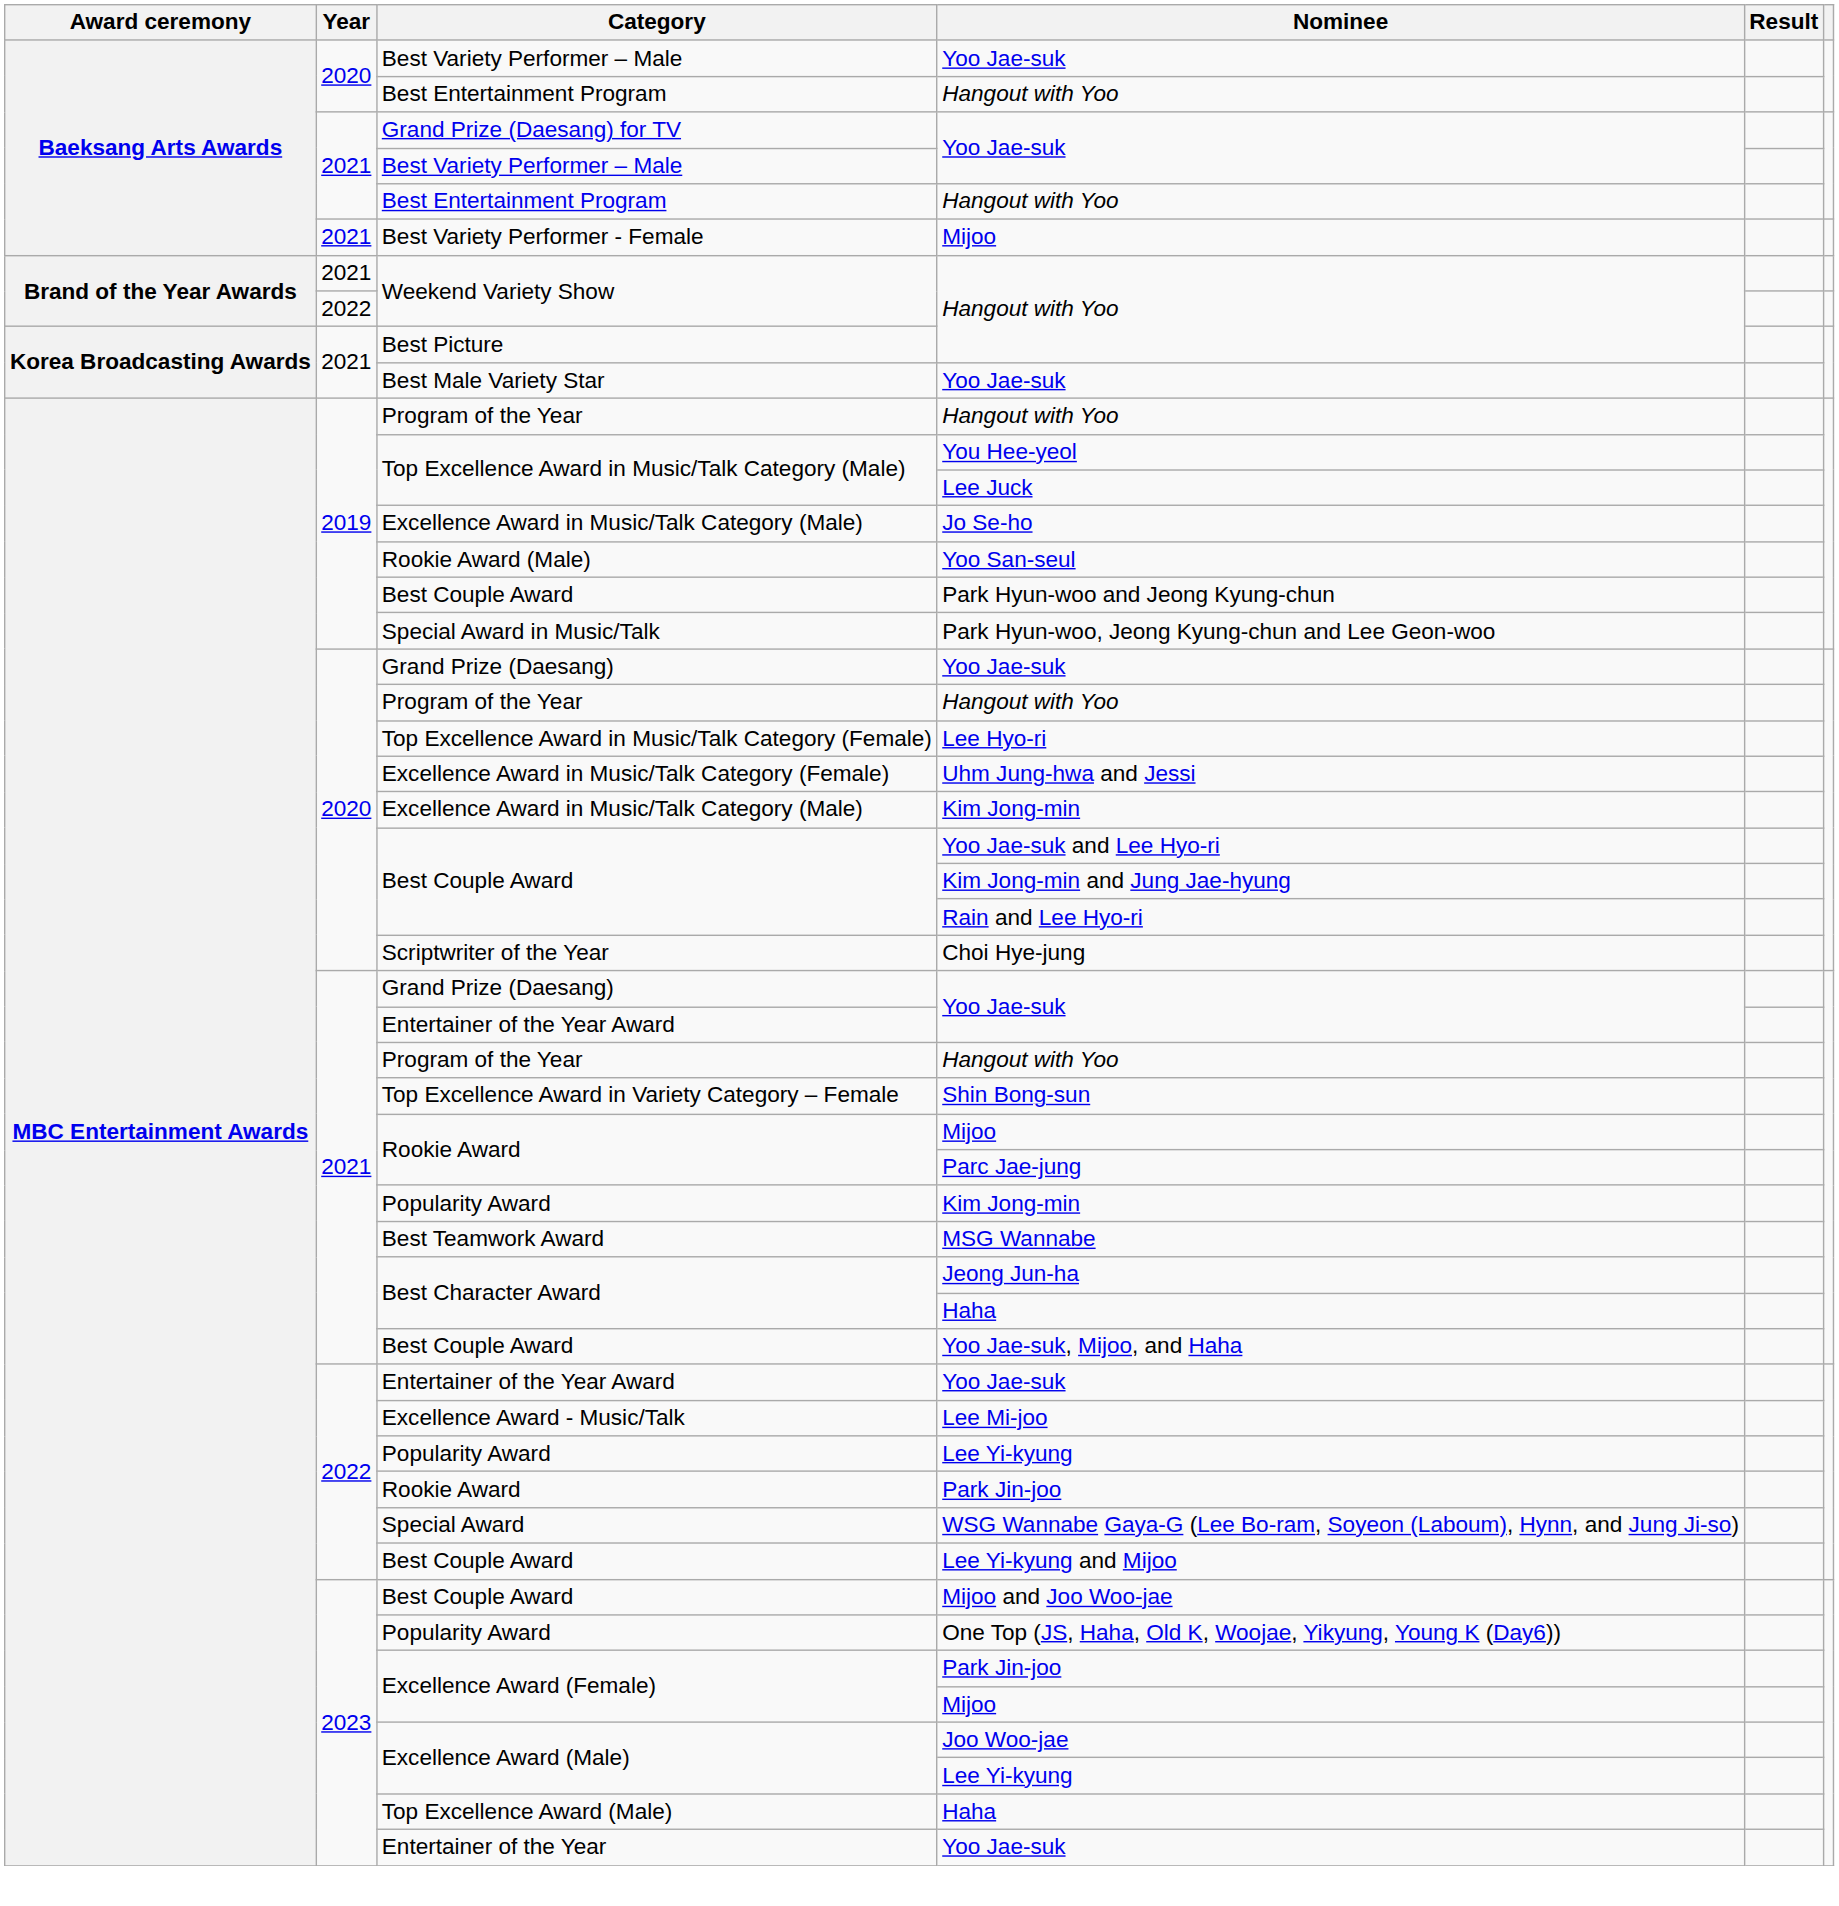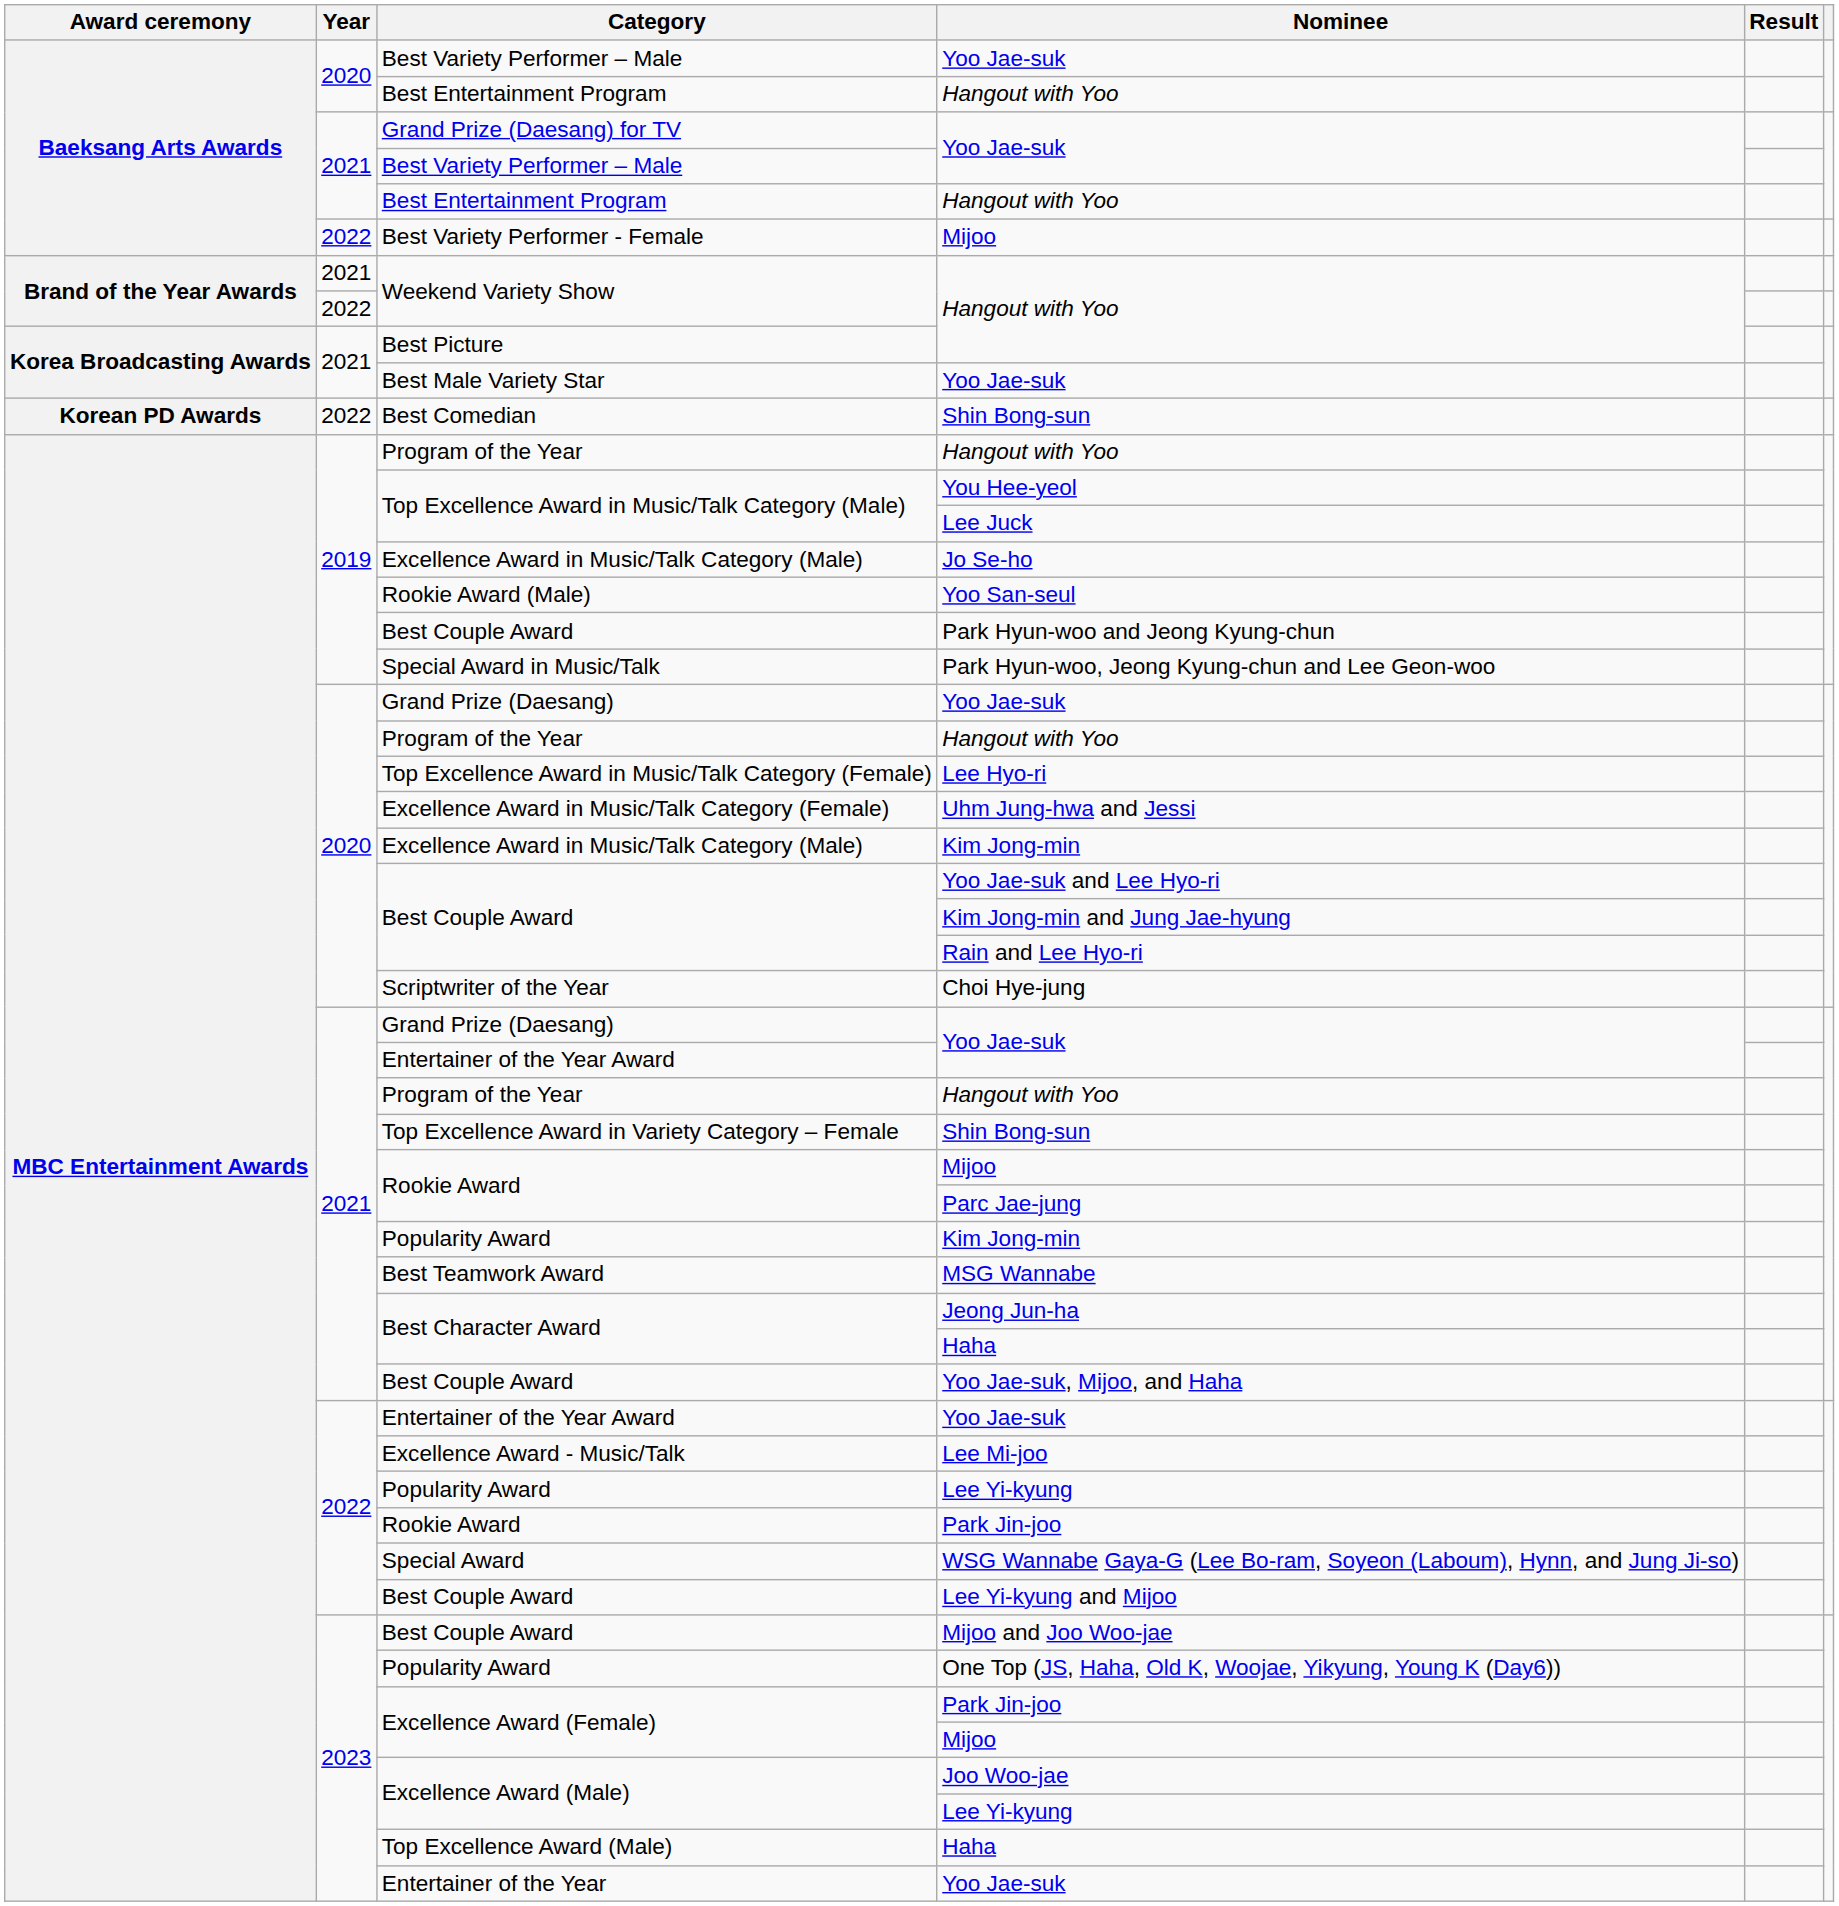(346, 237) 2021 -> (346, 237) 2022
+ row: (459, 415)
